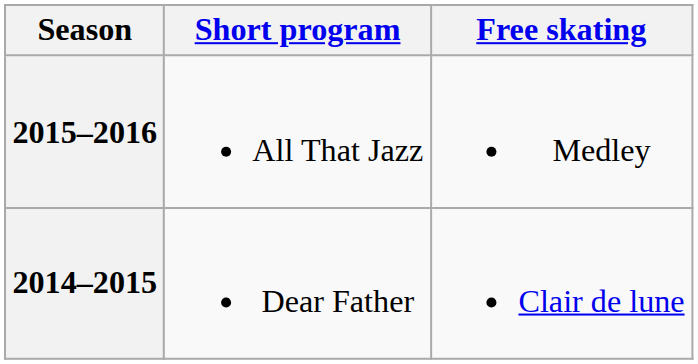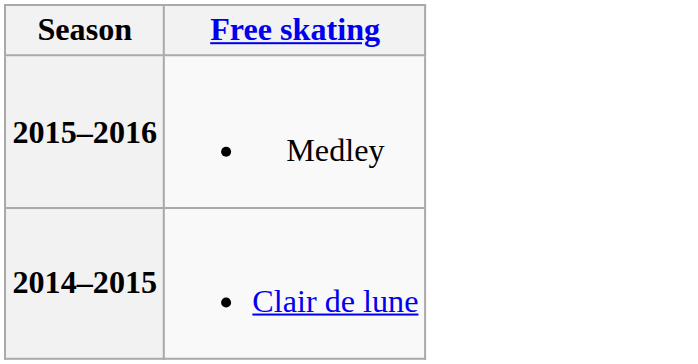- column: (298, 30)
